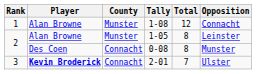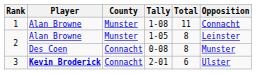(186, 24) 12 -> (186, 24) 11
(186, 62) 7 -> (186, 62) 6
